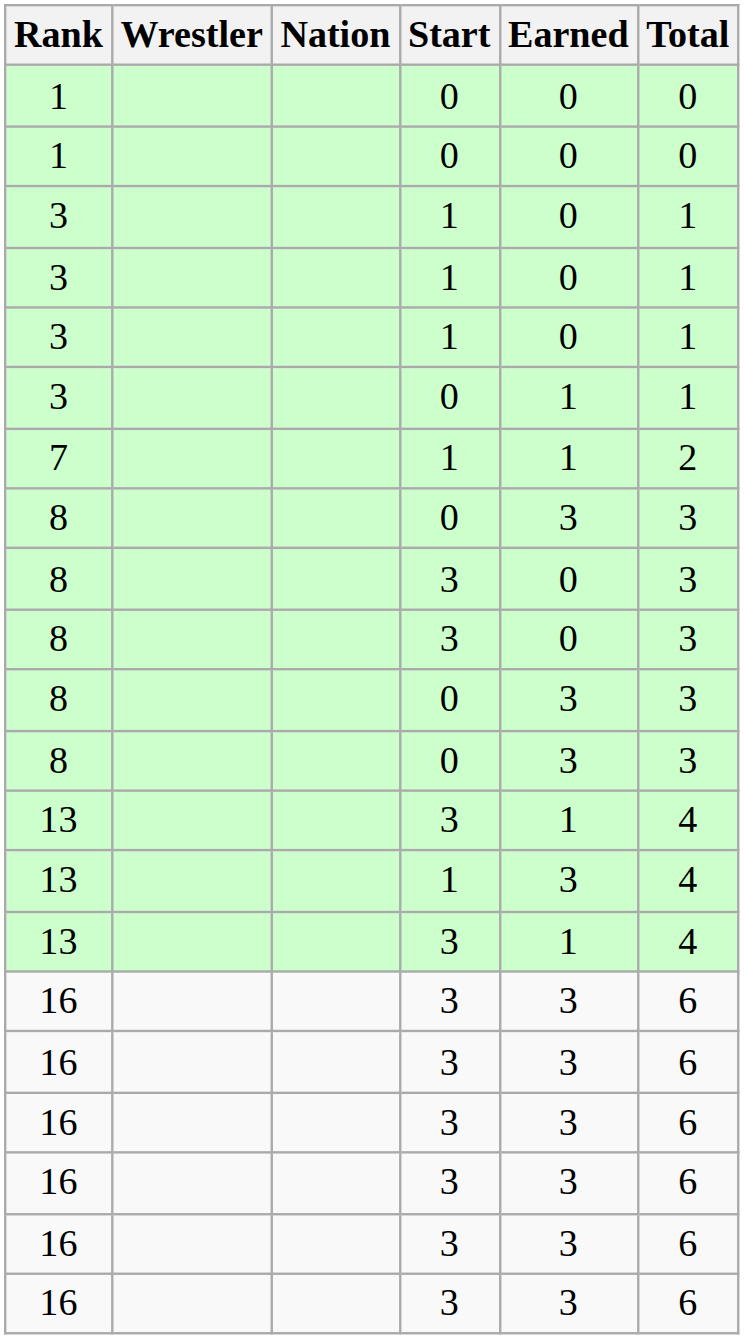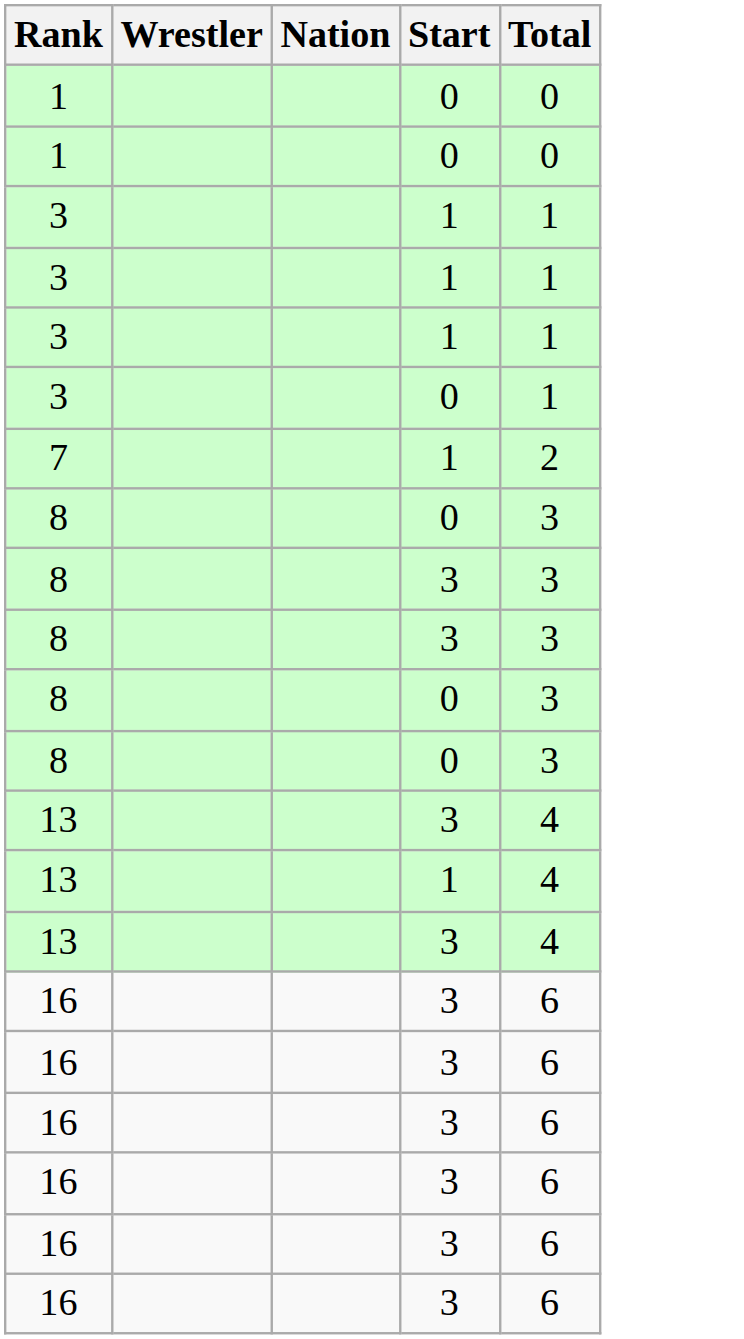- column: (568, 34)
